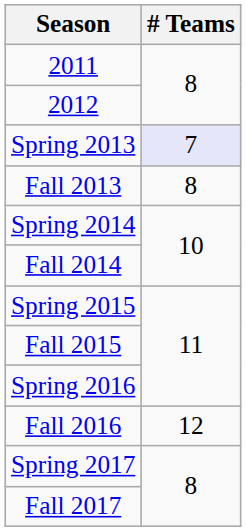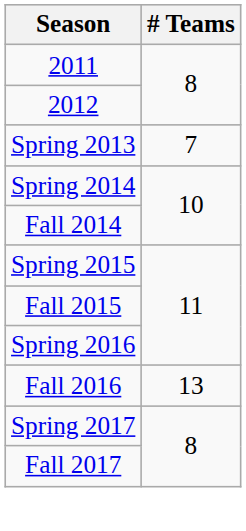(191, 144) lavender background -> (191, 144) no background
- row: (73, 184)
(191, 425) 12 -> (191, 385) 13
